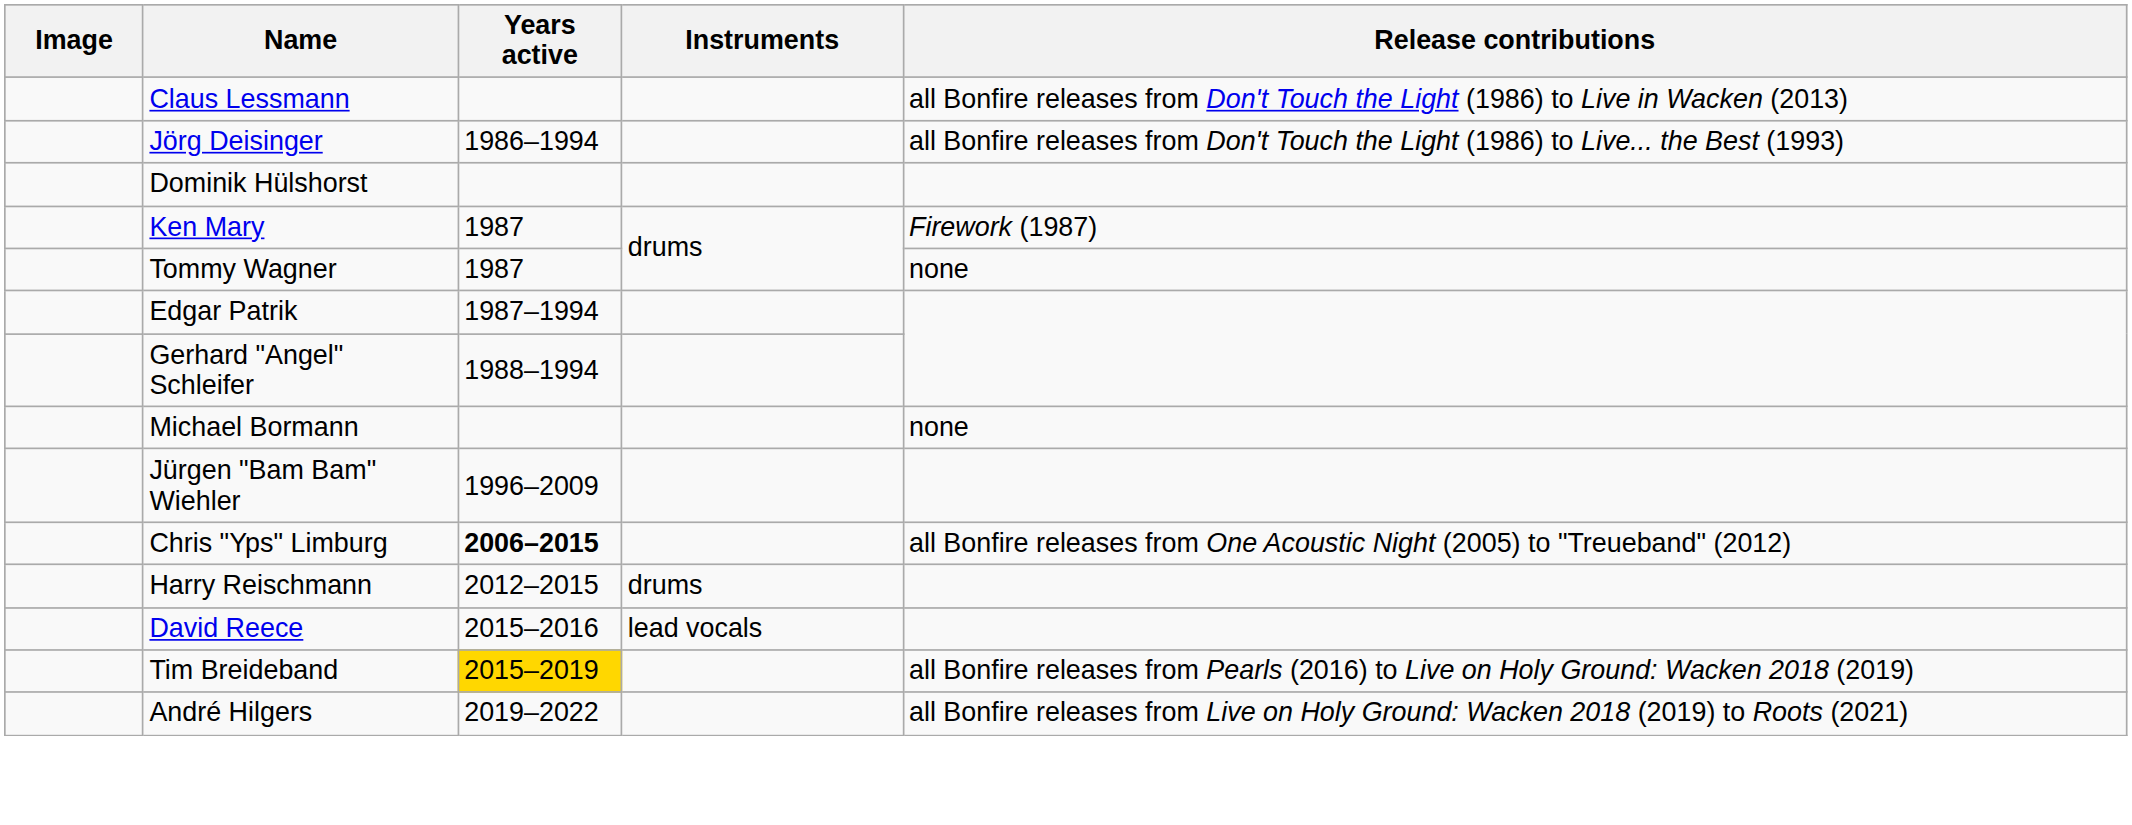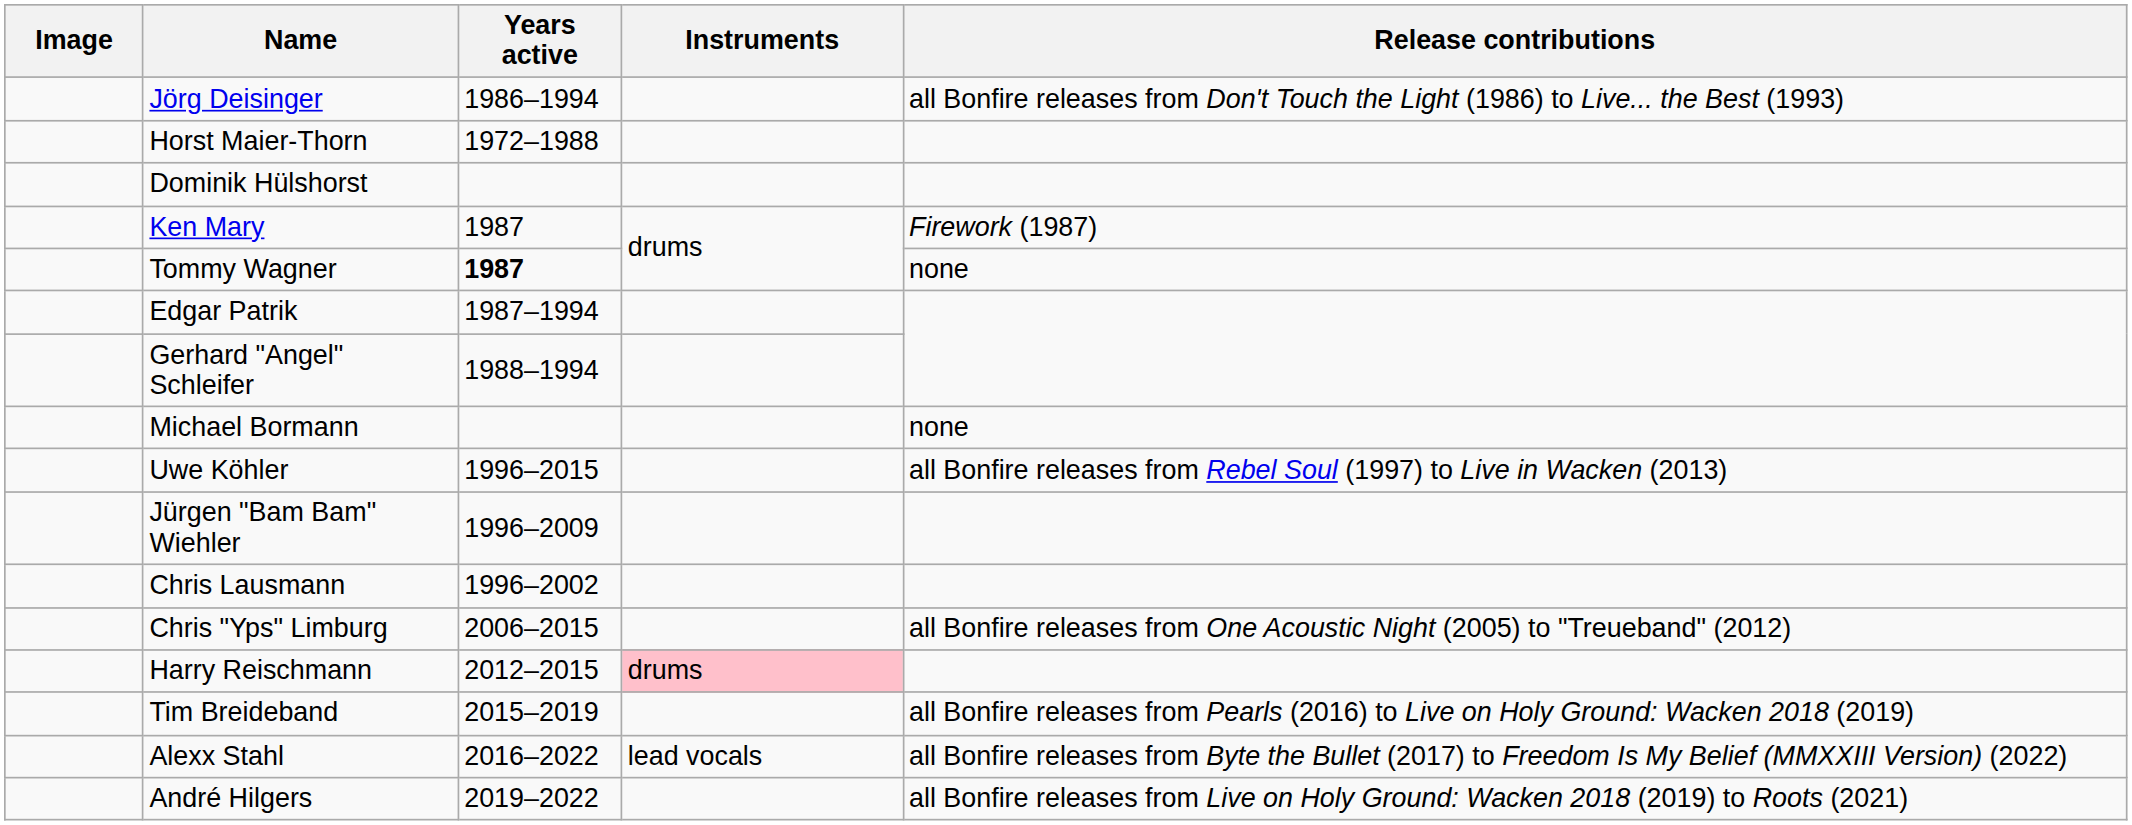- row: (250, 98)
+ row: (258, 141)
(494, 269) normal -> (494, 269) bold
+ row: (219, 469)
+ row: (247, 585)
(531, 542) bold -> (531, 628) normal
(665, 585) no background -> (665, 670) pink background
- row: (226, 628)
(531, 670) gold background -> (531, 713) no background
+ row: (217, 755)
